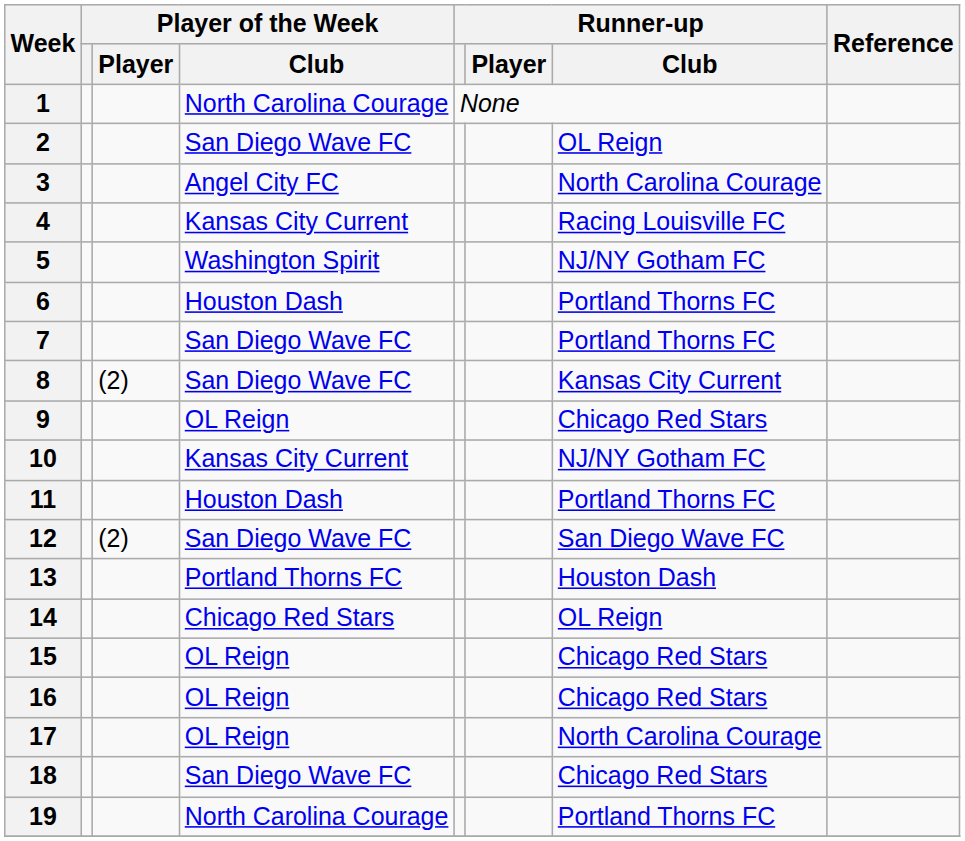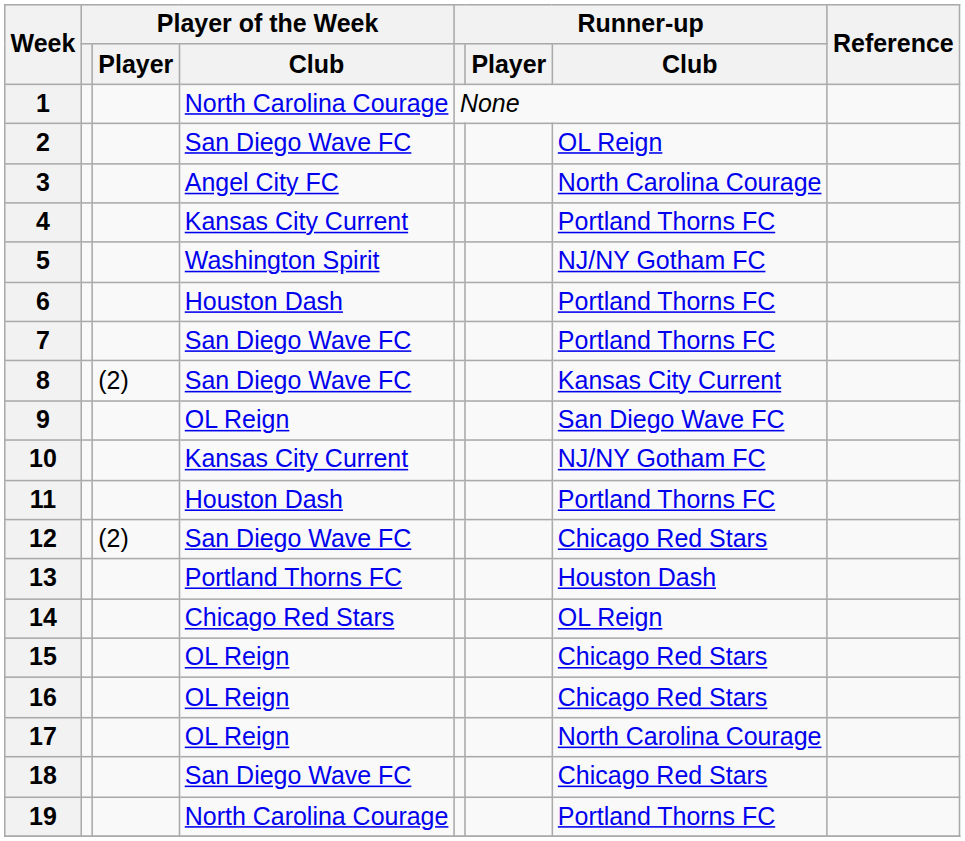(672, 222) Racing Louisville FC -> (667, 222) Portland Thorns FC
(663, 420) Chicago Red Stars -> (671, 420) San Diego Wave FC
(671, 538) San Diego Wave FC -> (663, 538) Chicago Red Stars
